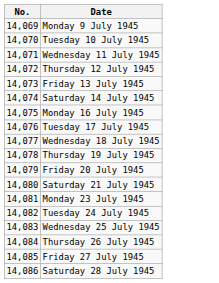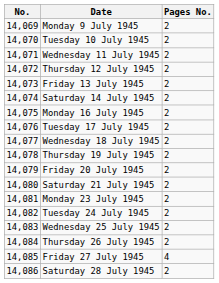+ column: (188, 12)
